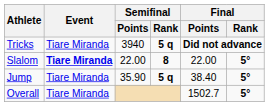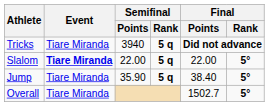(166, 61) 8 -> (166, 61) 5 q
